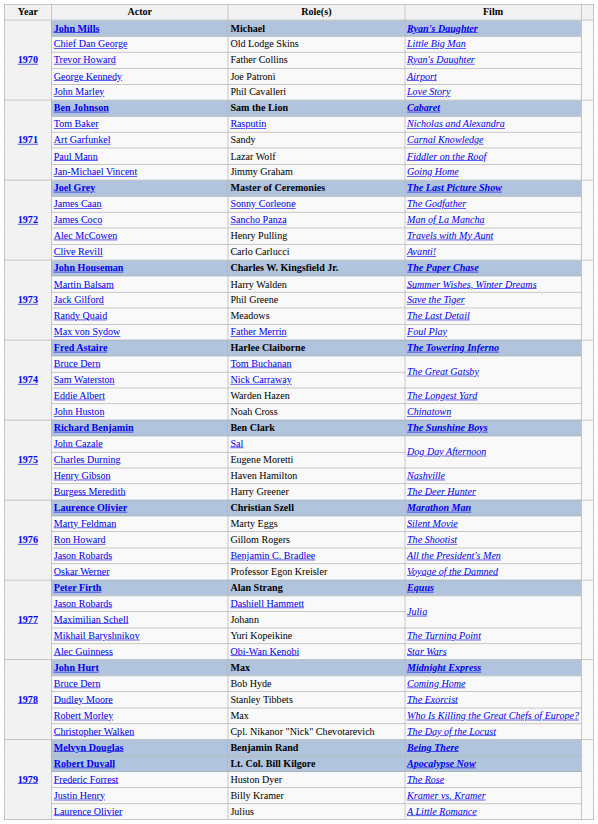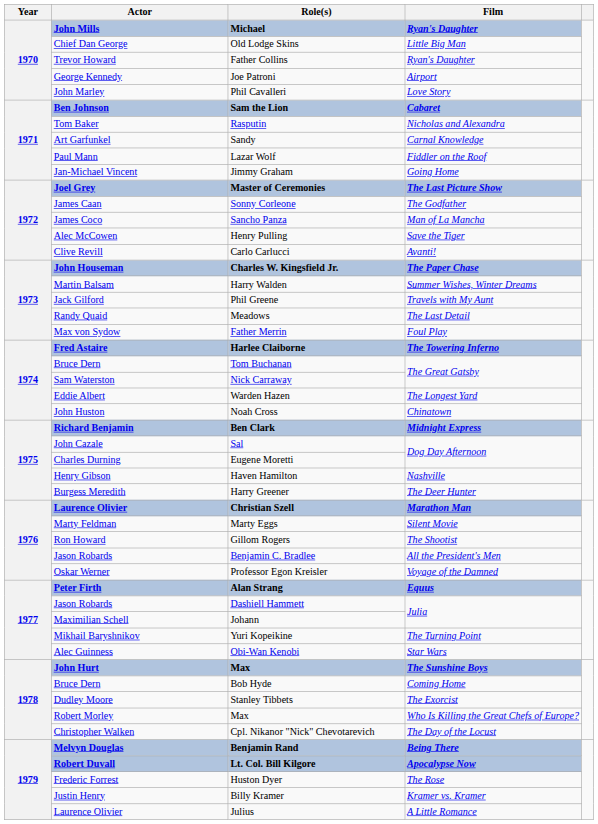(450, 236) Travels with My Aunt -> (436, 236) Save the Tiger
(436, 300) Save the Tiger -> (450, 300) Travels with My Aunt
(447, 428) The Sunshine Boys -> (444, 428) Midnight Express
(444, 667) Midnight Express -> (447, 667) The Sunshine Boys
